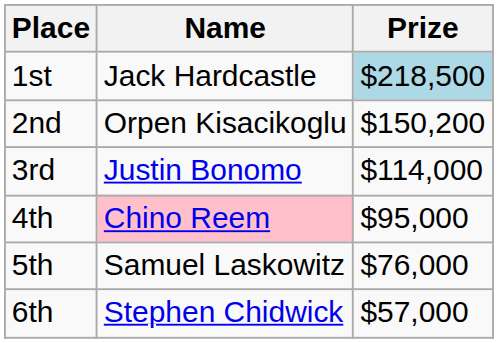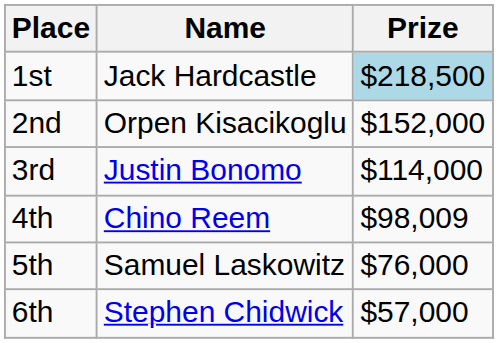(423, 123) $150,200 -> (423, 123) $152,000
(187, 218) pink background -> (187, 218) no background
(414, 218) $95,000 -> (414, 218) $98,009
